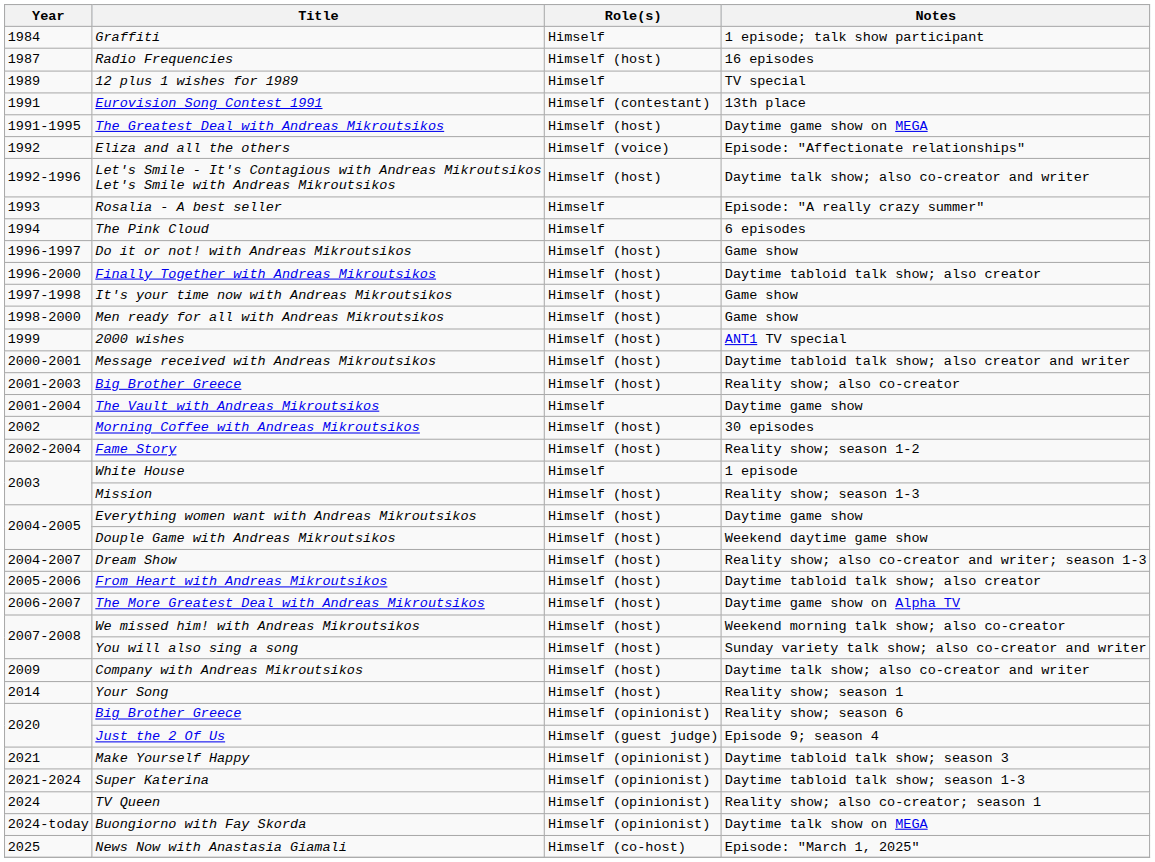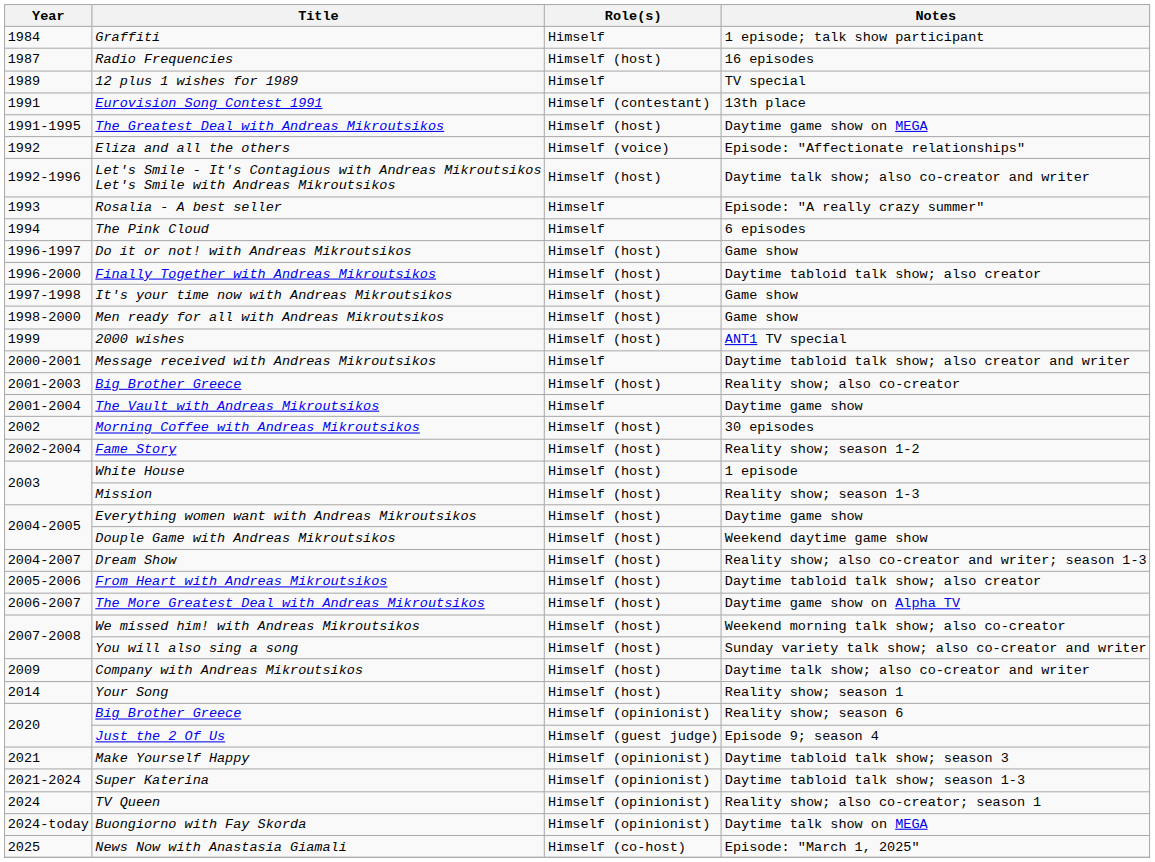(605, 362) Himself (host) -> (576, 362) Himself
(576, 472) Himself -> (605, 472) Himself (host)
